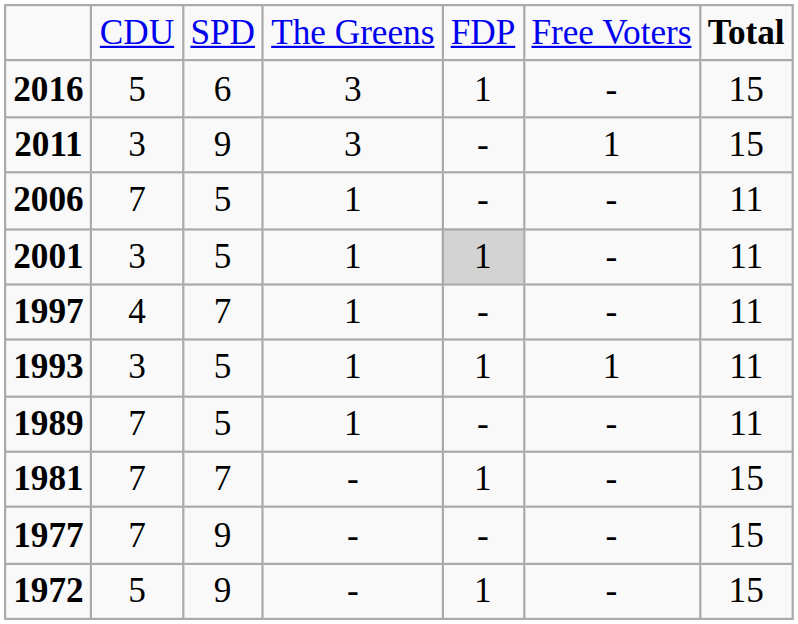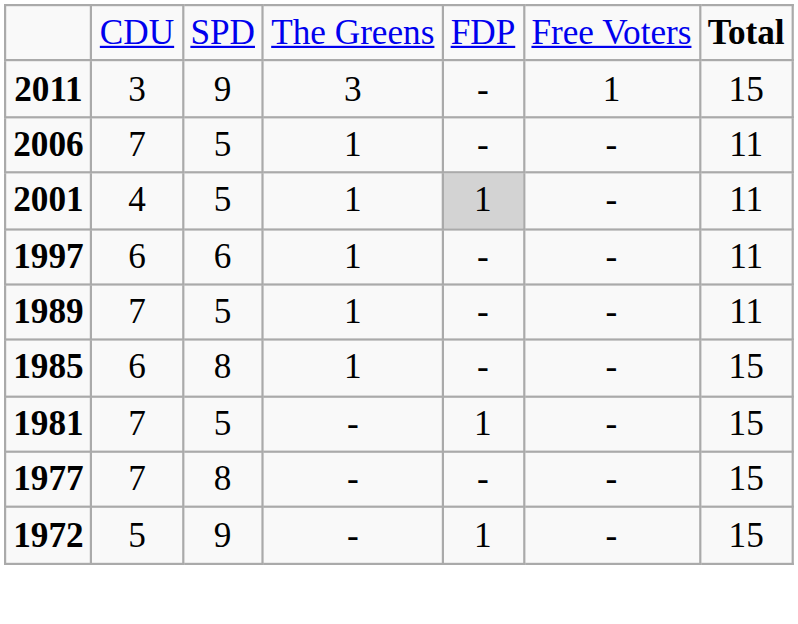- row: (48, 88)
(137, 255) 3 -> (137, 199) 4
(137, 311) 4 -> (137, 255) 6
(223, 311) 7 -> (223, 255) 6
- row: (48, 367)
+ row: (48, 367)
(223, 479) 7 -> (223, 423) 5
(223, 534) 9 -> (223, 479) 8
